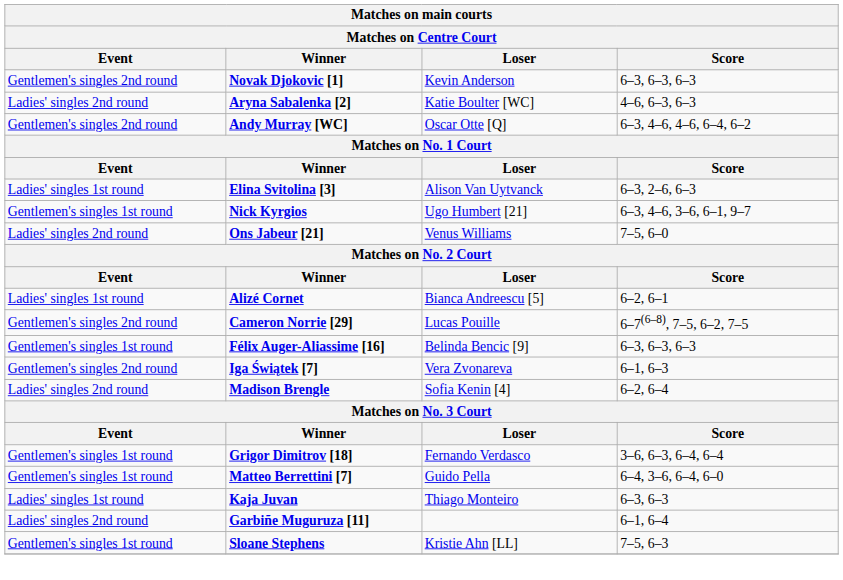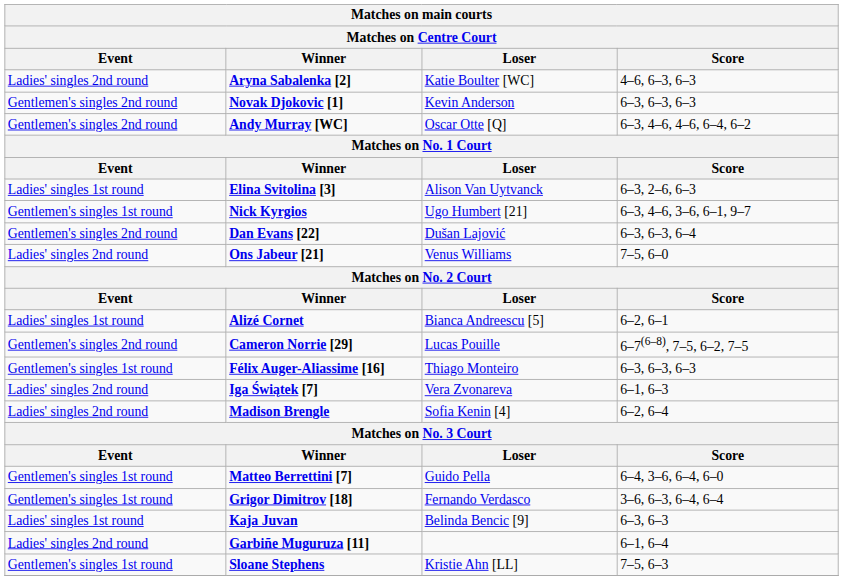rows swapped: (286, 80) <-> (290, 102)
+ row: (274, 233)
(477, 346) Belinda Bencic [9] -> (472, 368) Thiago Monteiro
(93, 368) Gentlemen's singles 2nd round -> (78, 390) Ladies' singles 2nd round
rows swapped: (291, 477) <-> (291, 455)
(472, 499) Thiago Monteiro -> (477, 521) Belinda Bencic [9]
